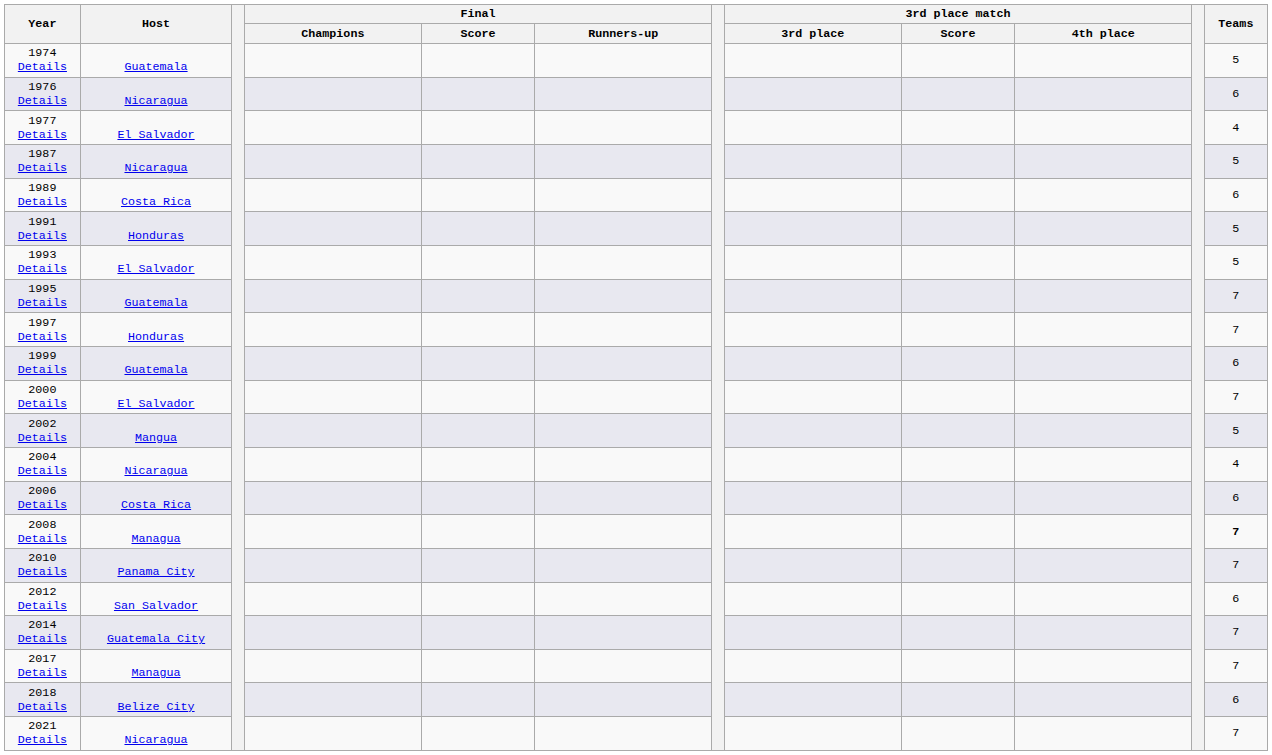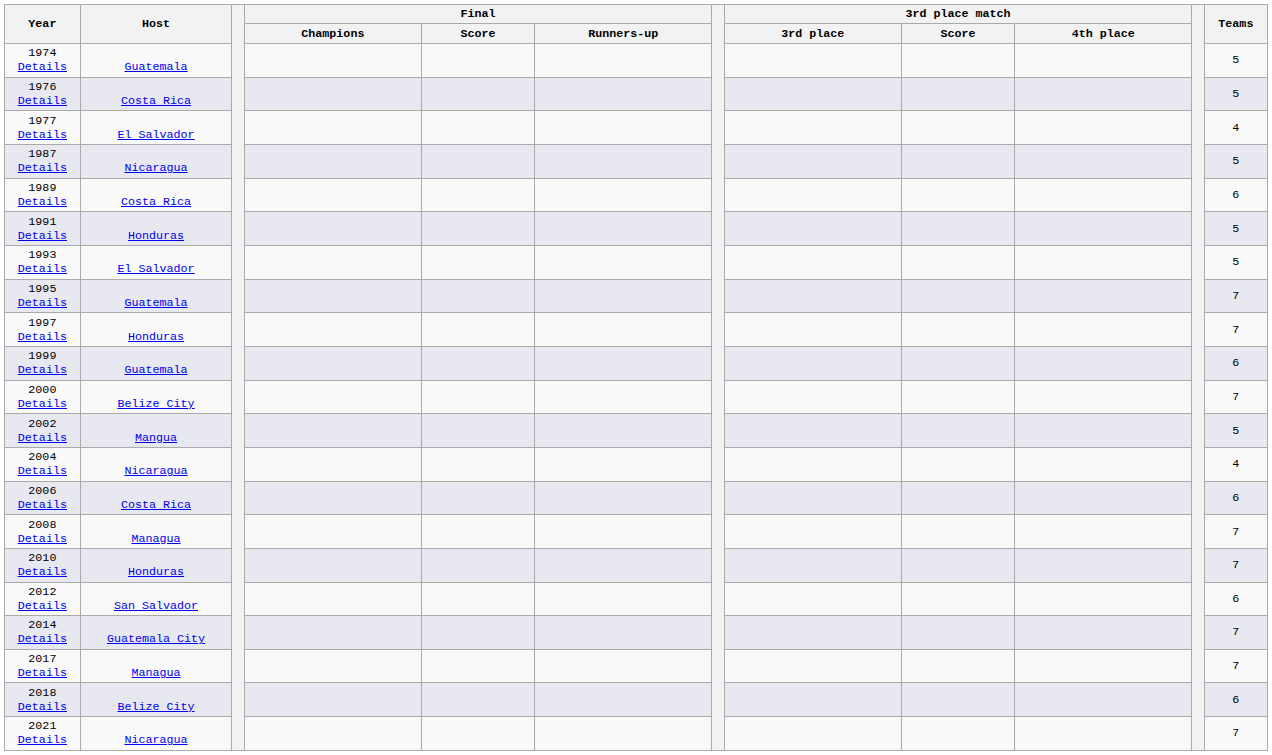(156, 101) Nicaragua -> (156, 101) Costa Rica
(1236, 94) 6 -> (1236, 94) 5
(156, 404) El Salvador -> (156, 404) Belize City
(1236, 532) bold -> (1236, 532) normal
(156, 572) Panama City -> (156, 572) Honduras
